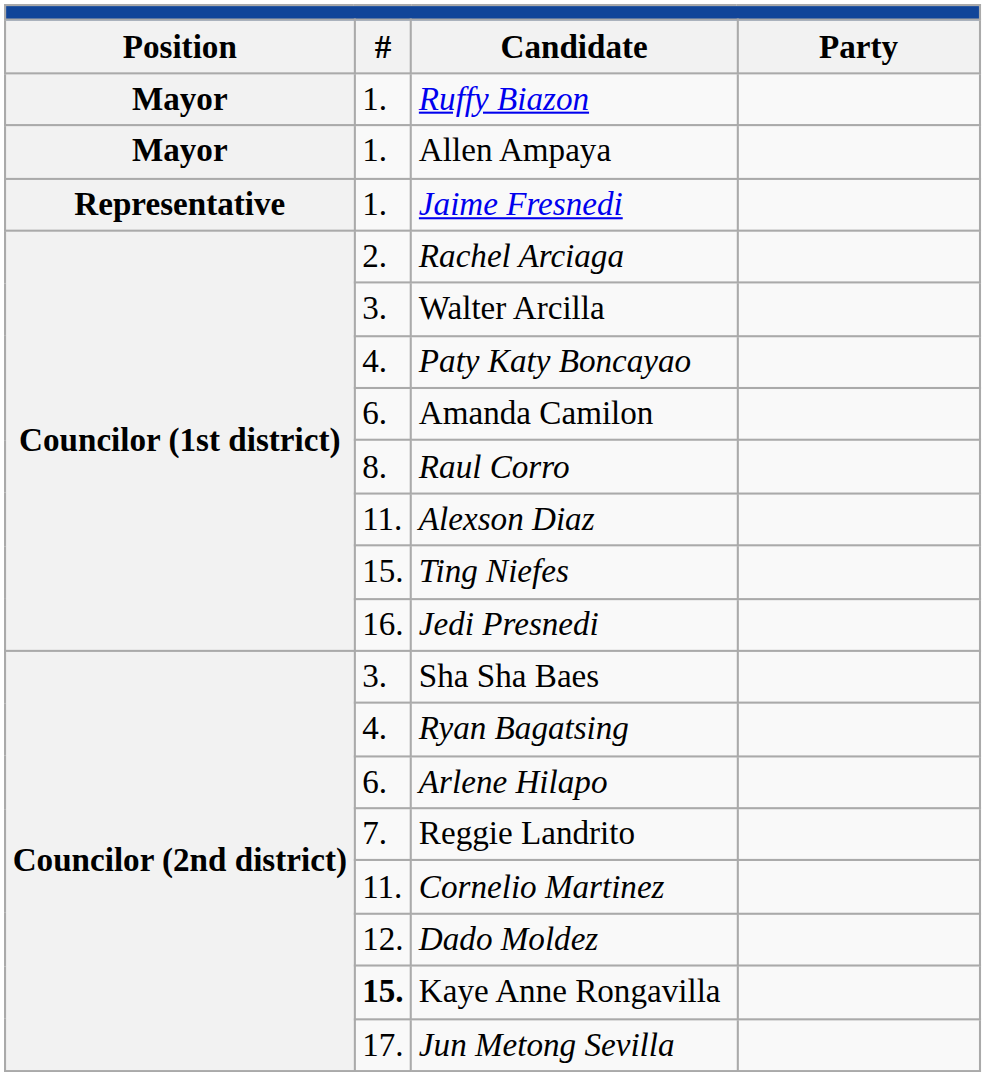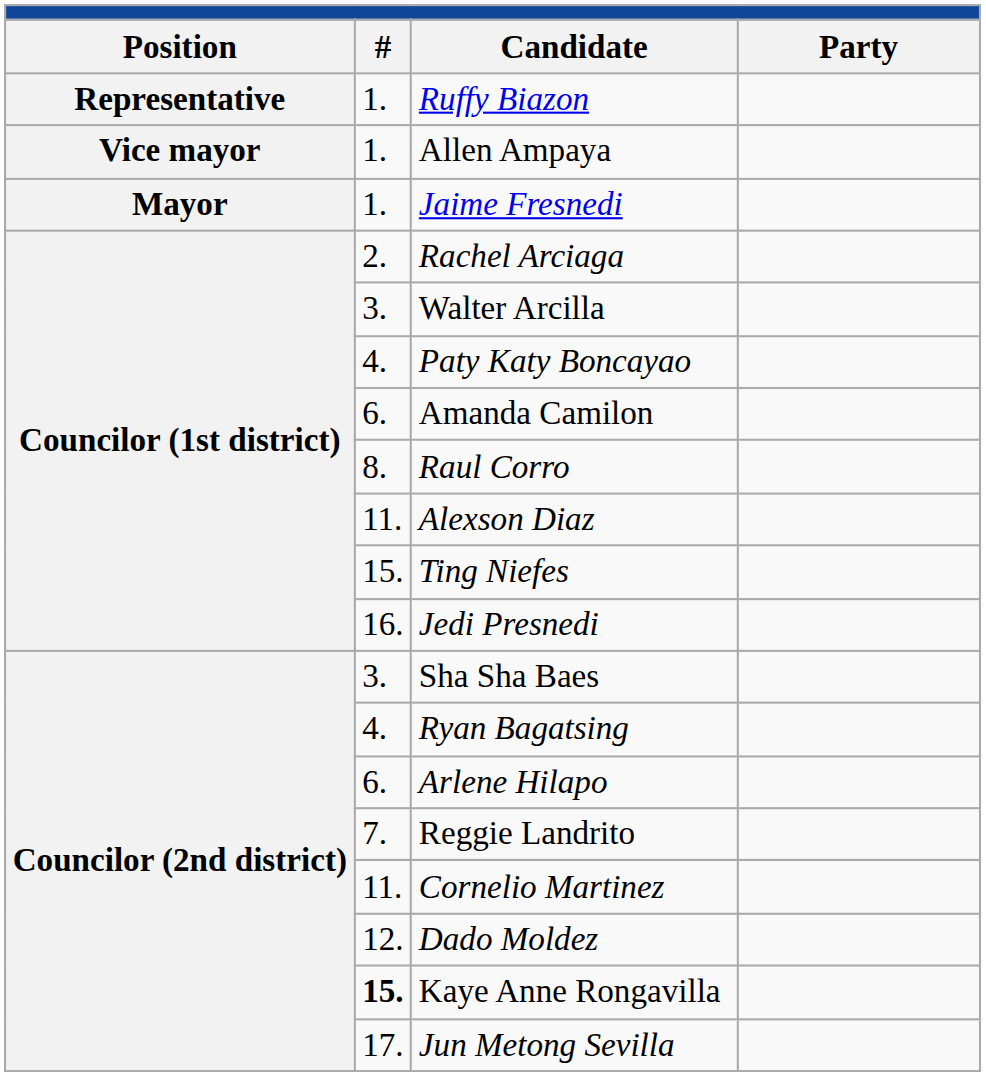(180, 98) Mayor -> (180, 98) Representative
(180, 151) Mayor -> (180, 151) Vice mayor
(180, 203) Representative -> (180, 203) Mayor
